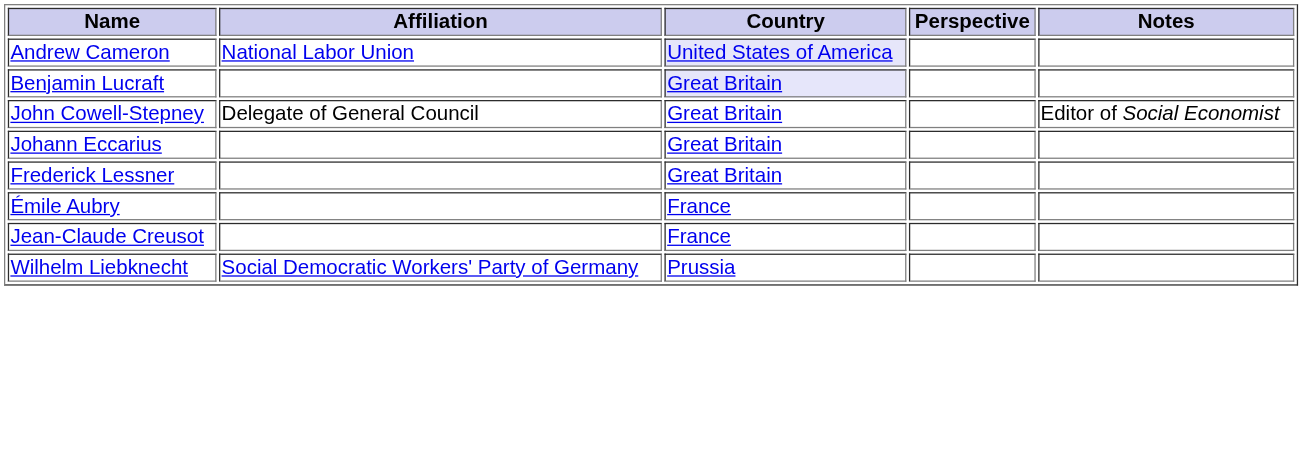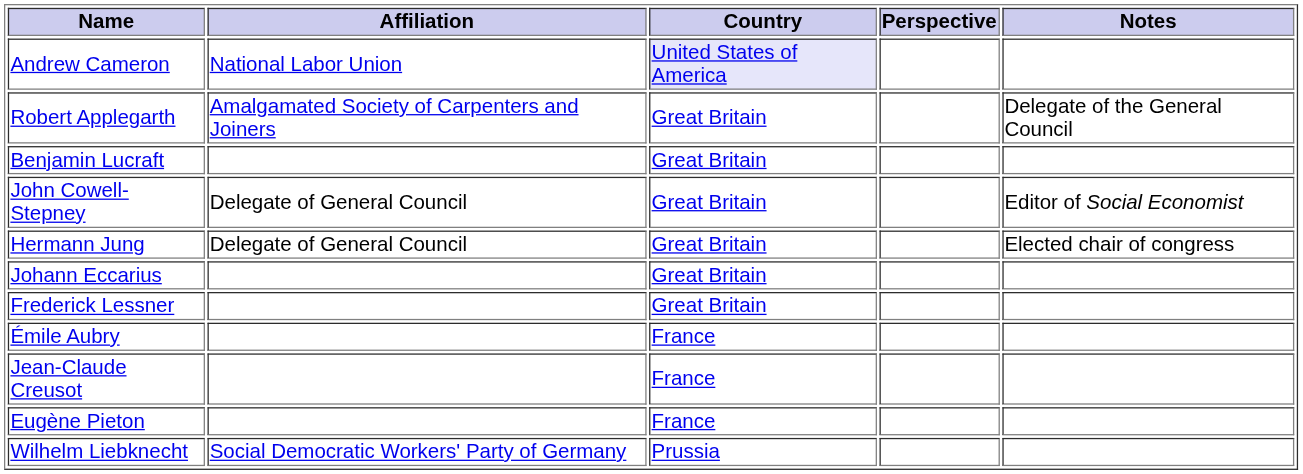+ row: (93, 117)
(725, 83) lavender background -> (709, 160) no background
+ row: (78, 244)
+ row: (78, 421)
